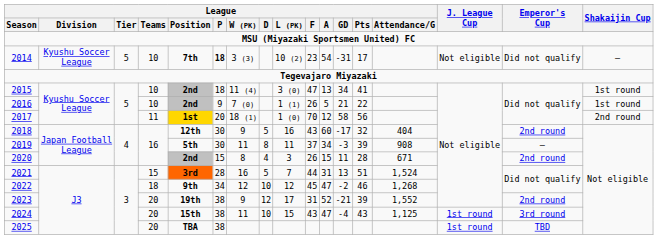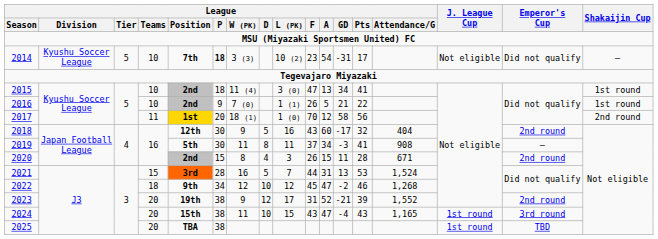(362, 145) 39 -> (362, 145) 41
(362, 172) 51 -> (362, 172) 53
(405, 214) 1,125 -> (405, 214) 1,165
